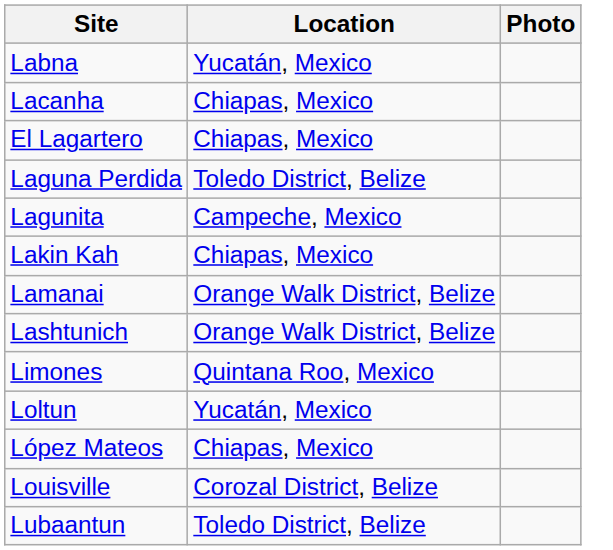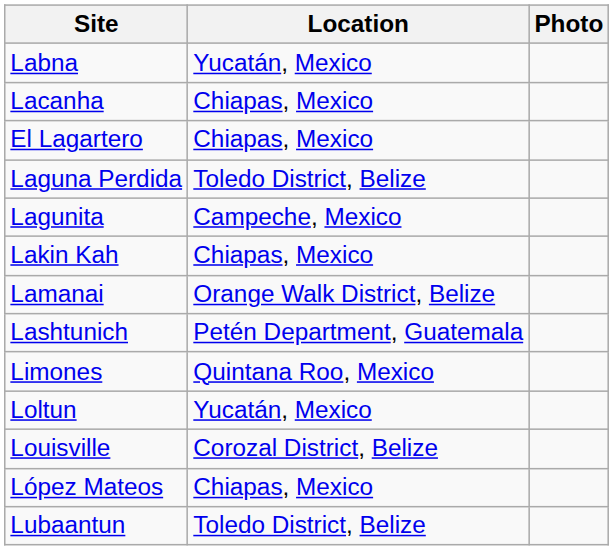(344, 332) Orange Walk District, Belize -> (358, 332) Petén Department, Guatemala
rows swapped: (87, 448) <-> (60, 486)
